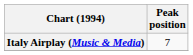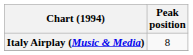(168, 42) 7 -> (168, 42) 8
